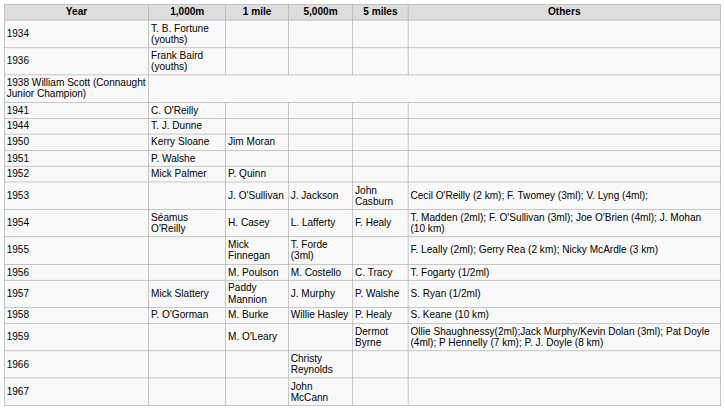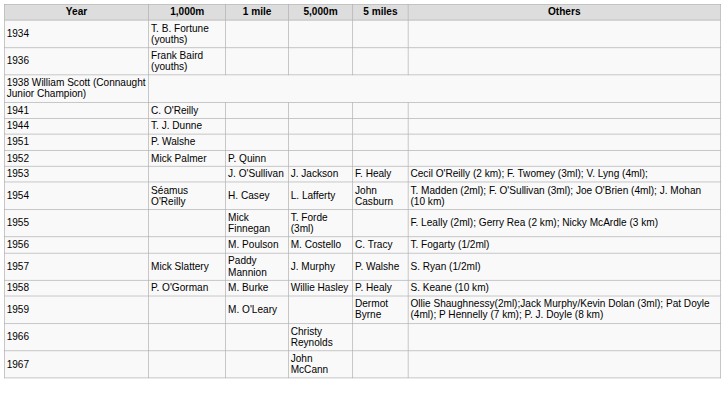- row: (18, 142)
(374, 196) John Casburn -> (373, 174) F. Healy
(373, 223) F. Healy -> (374, 196) John Casburn
